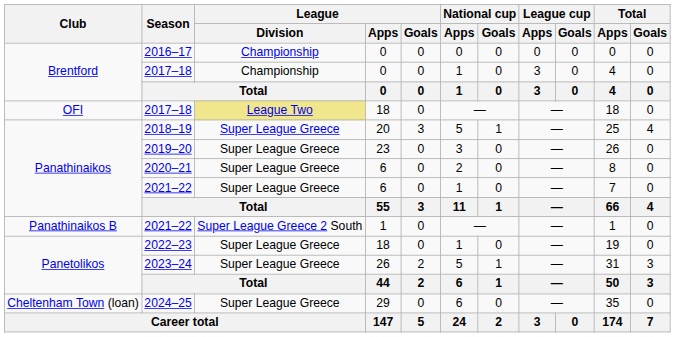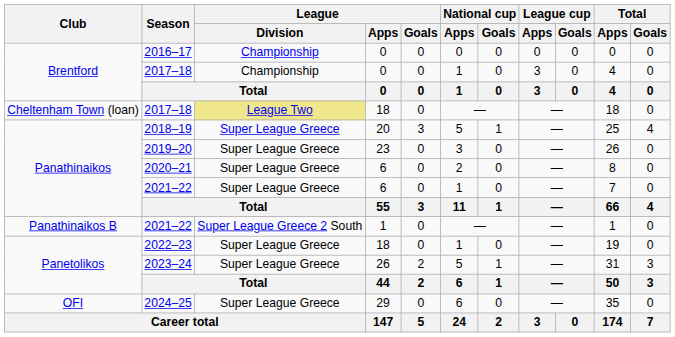(73, 110) OFI -> (73, 110) Cheltenham Town (loan)
(73, 303) Cheltenham Town (loan) -> (73, 303) OFI
